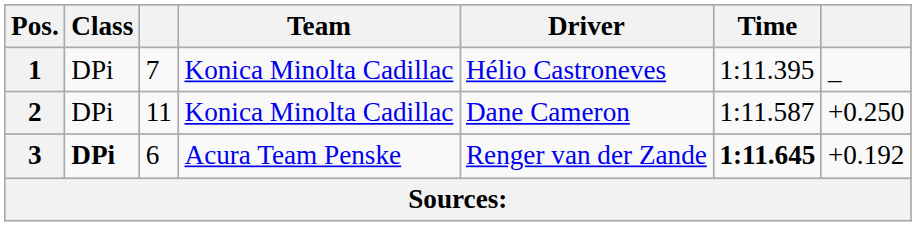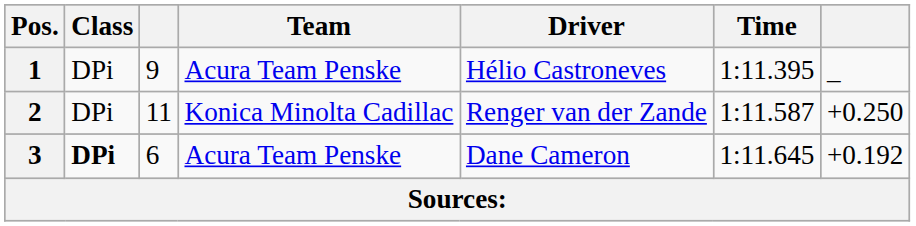(153, 69) 7 -> (153, 69) 9
(319, 69) Konica Minolta Cadillac -> (293, 69) Acura Team Penske
(548, 112) Dane Cameron -> (586, 112) Renger van der Zande
(586, 155) Renger van der Zande -> (548, 155) Dane Cameron
(767, 155) bold -> (767, 155) normal
